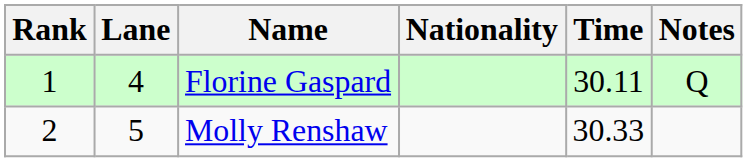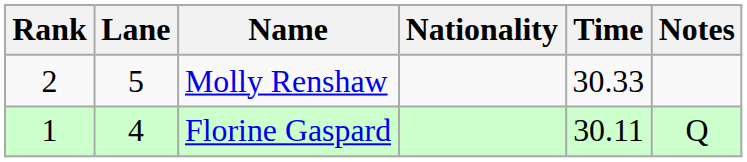rows swapped: (288, 80) <-> (286, 130)
